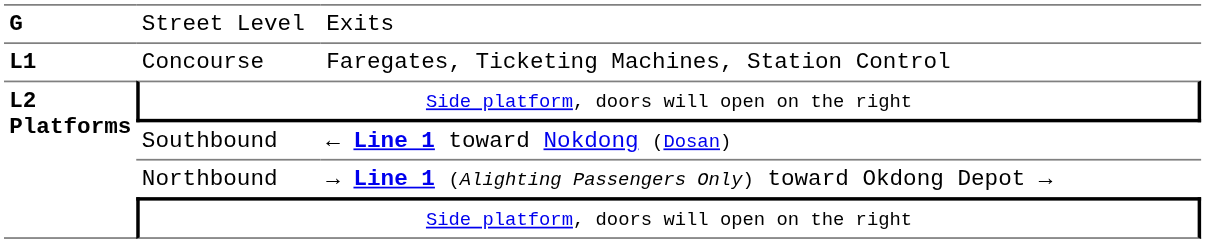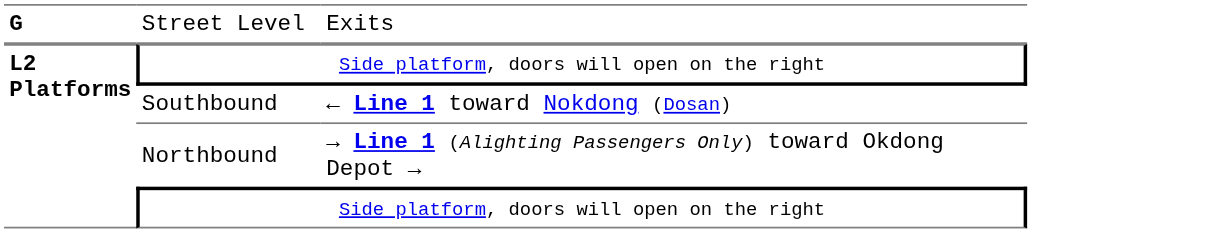- row: (203, 62)
